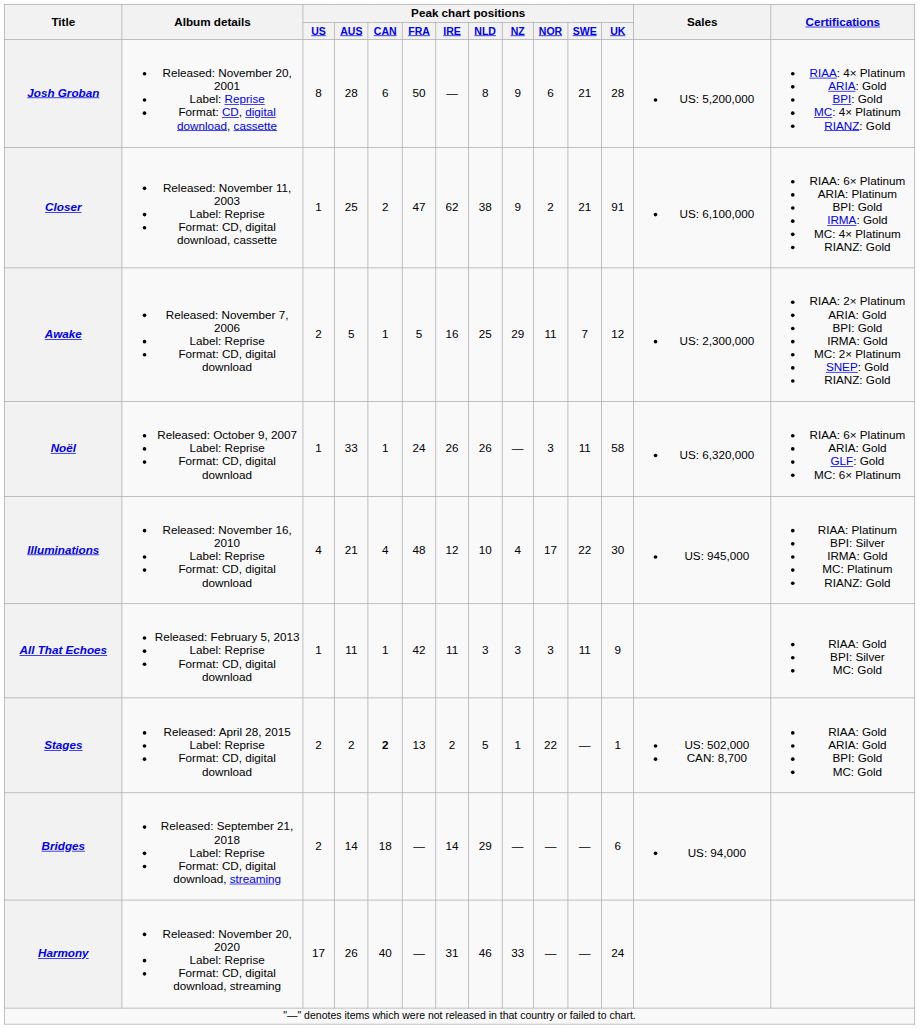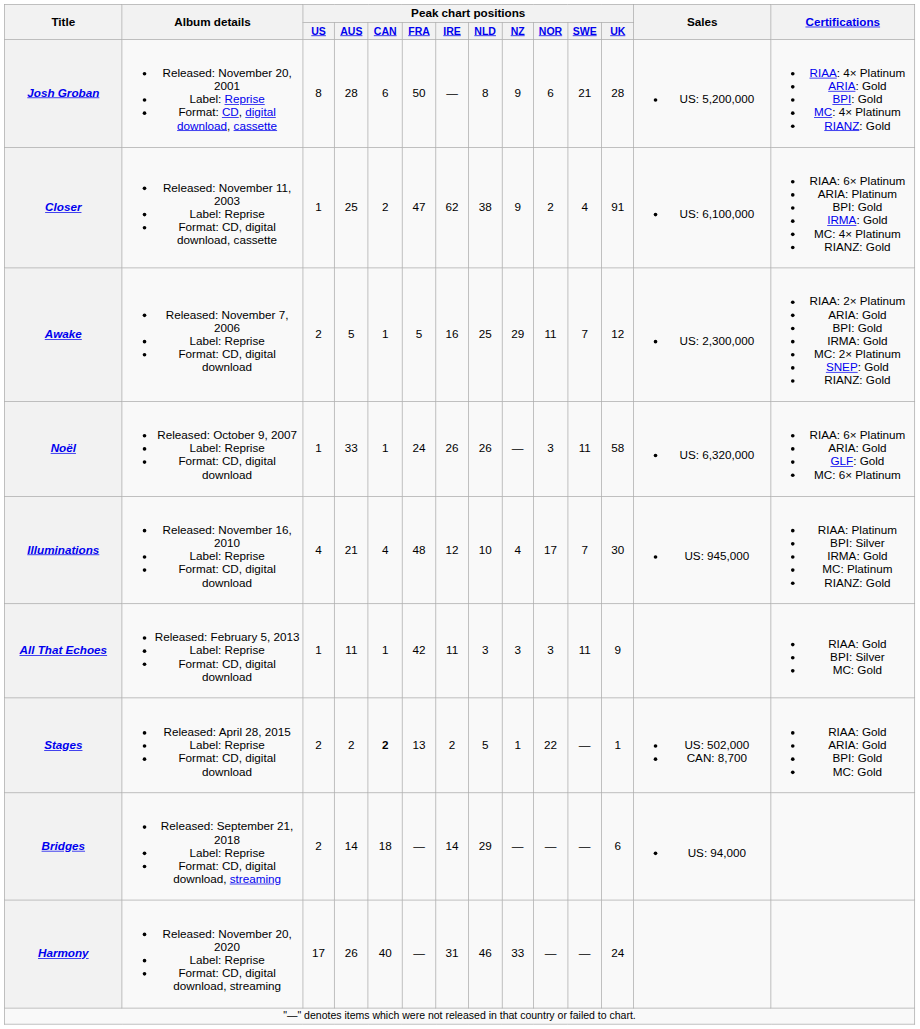(585, 207) 21 -> (585, 207) 4
(585, 550) 22 -> (585, 550) 7
